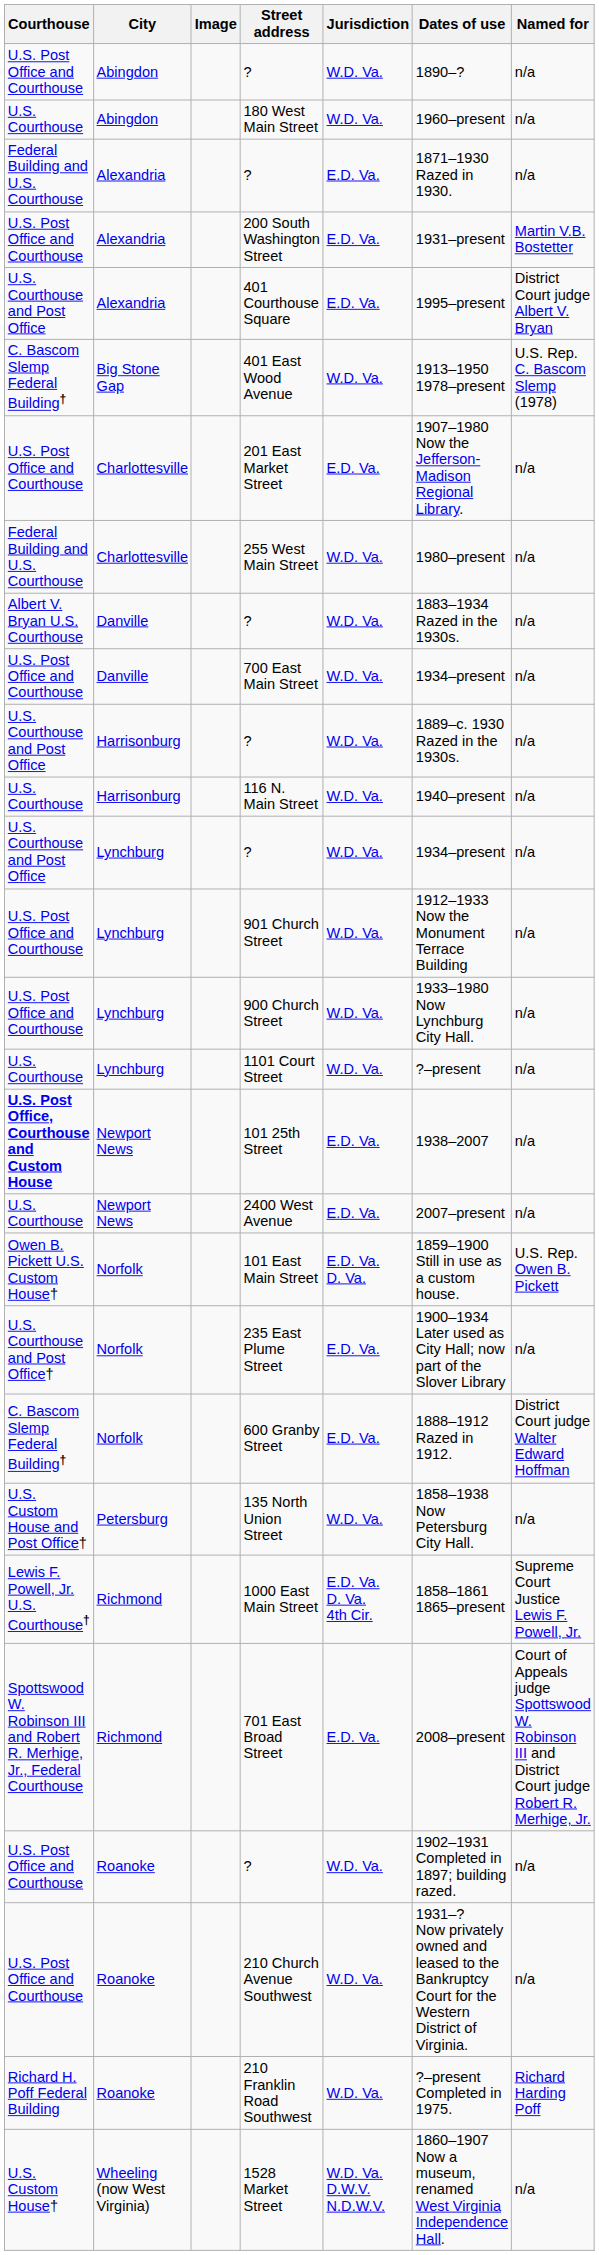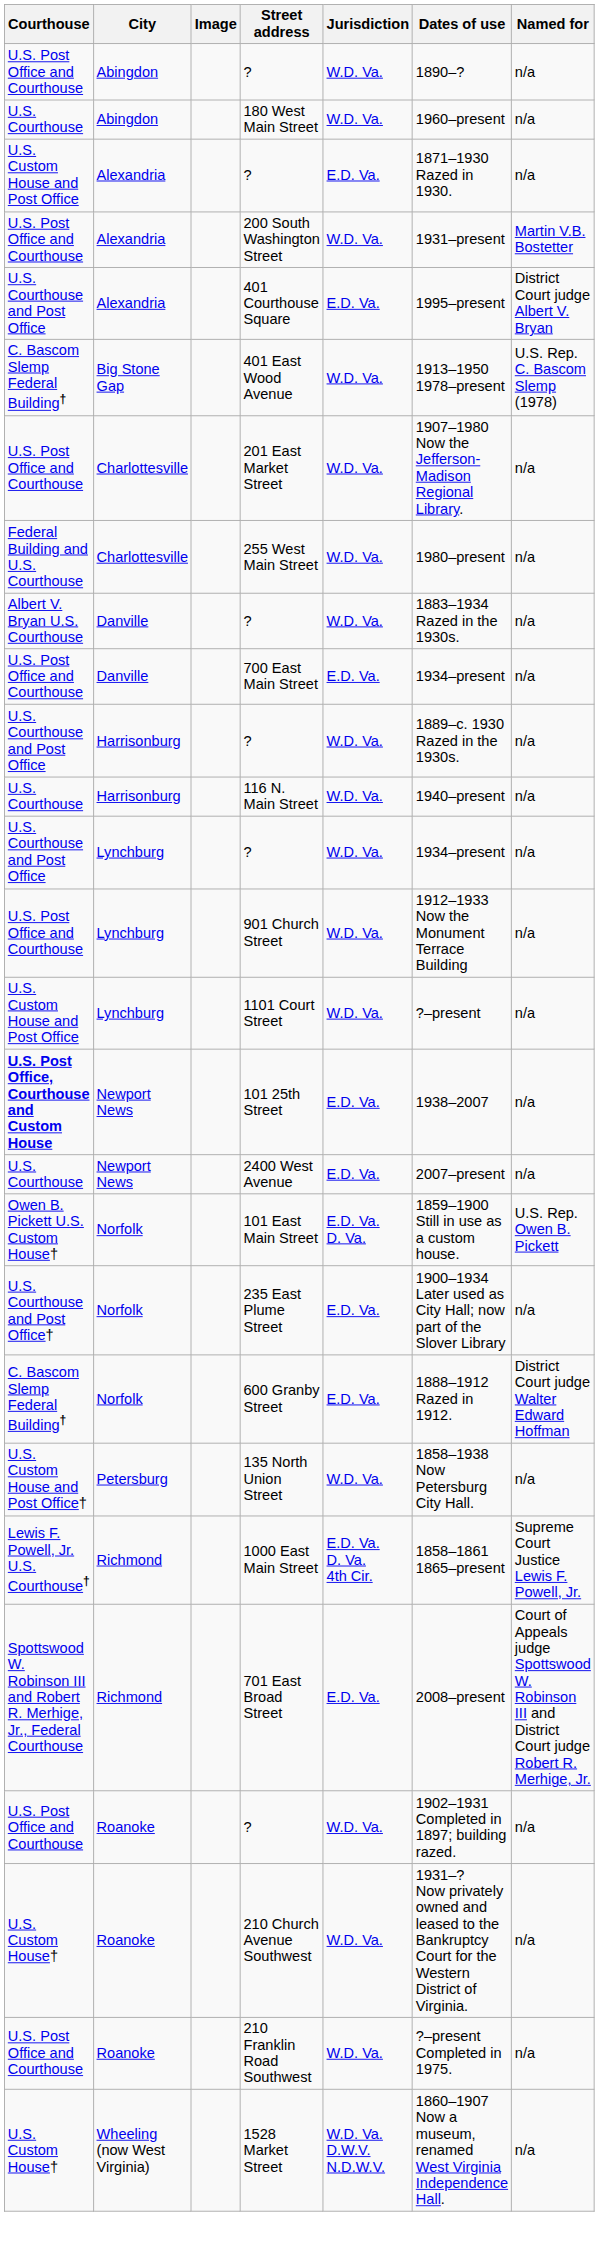(48, 175) Federal Building and U.S. Courthouse -> (43, 175) U.S. Custom House and Post Office
(353, 239) E.D. Va. -> (355, 239) W.D. Va.
(353, 468) E.D. Va. -> (355, 468) W.D. Va.
(355, 676) W.D. Va. -> (353, 676) E.D. Va.
- row: (130, 1013)
(45, 1069) U.S. Courthouse -> (43, 1013) U.S. Custom House and Post Office
(45, 1979) U.S. Post Office and Courthouse -> (33, 1940) U.S. Custom House†
(47, 2093) Richard H. Poff Federal Building -> (45, 2053) U.S. Post Office and Courthouse
(540, 2093) Richard Harding Poff -> (525, 2053) n/a
